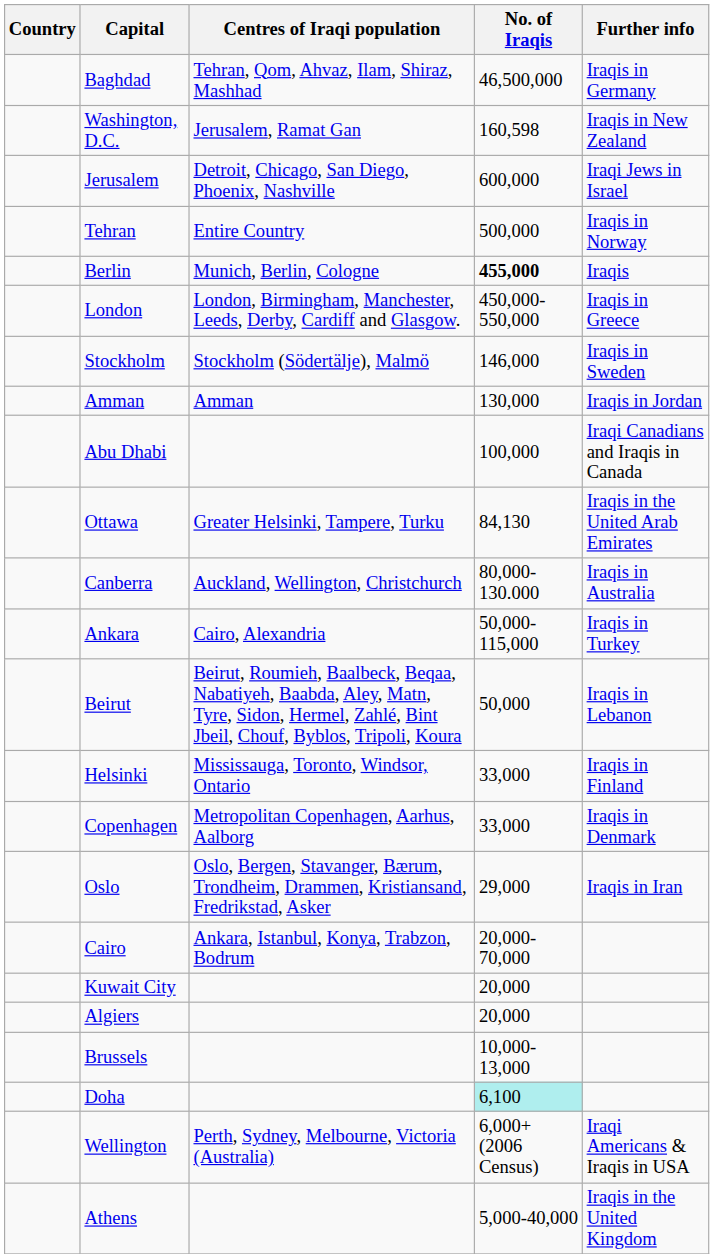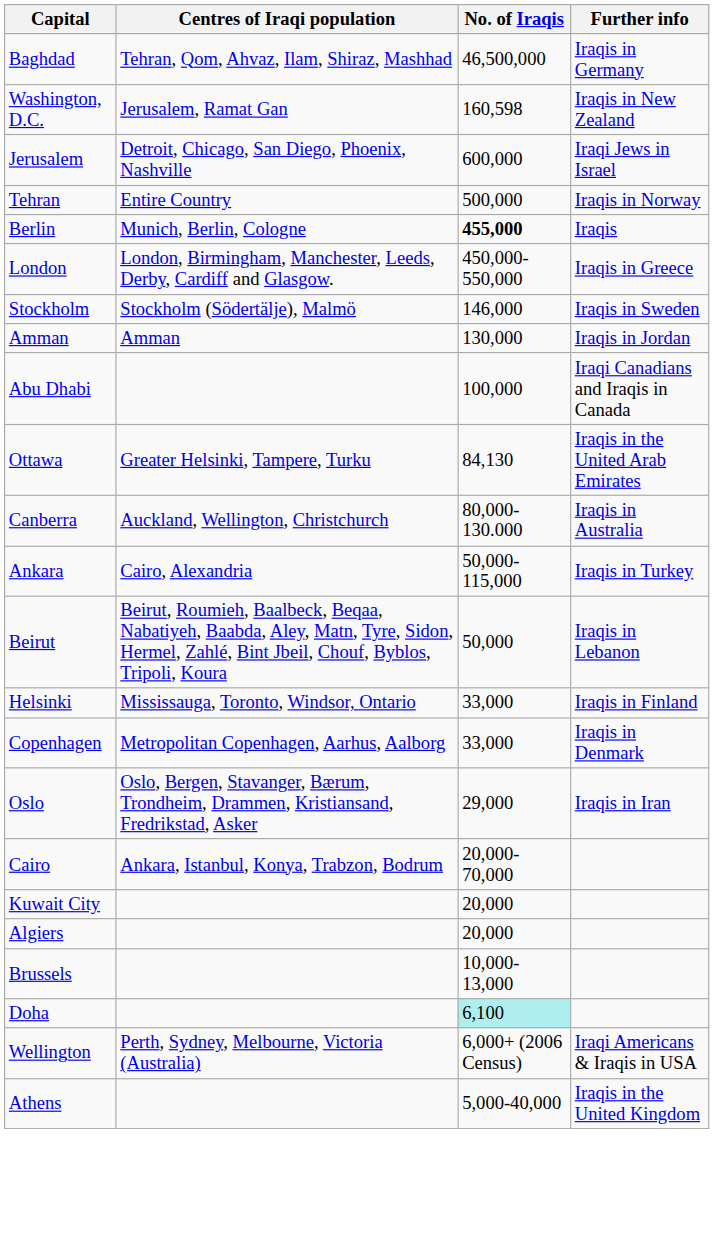- column: (42, 29)
